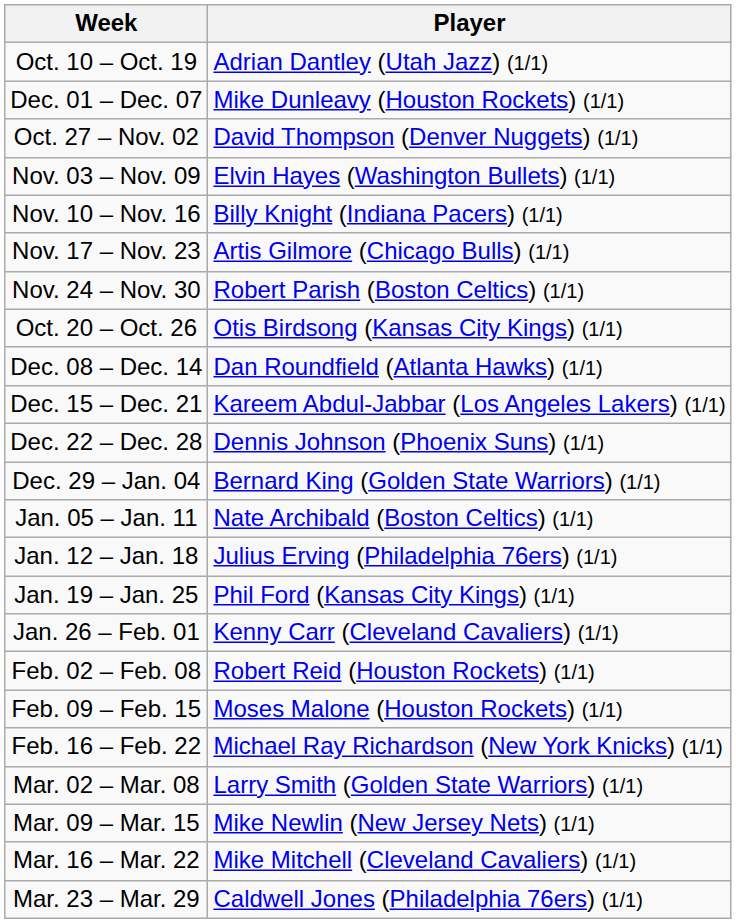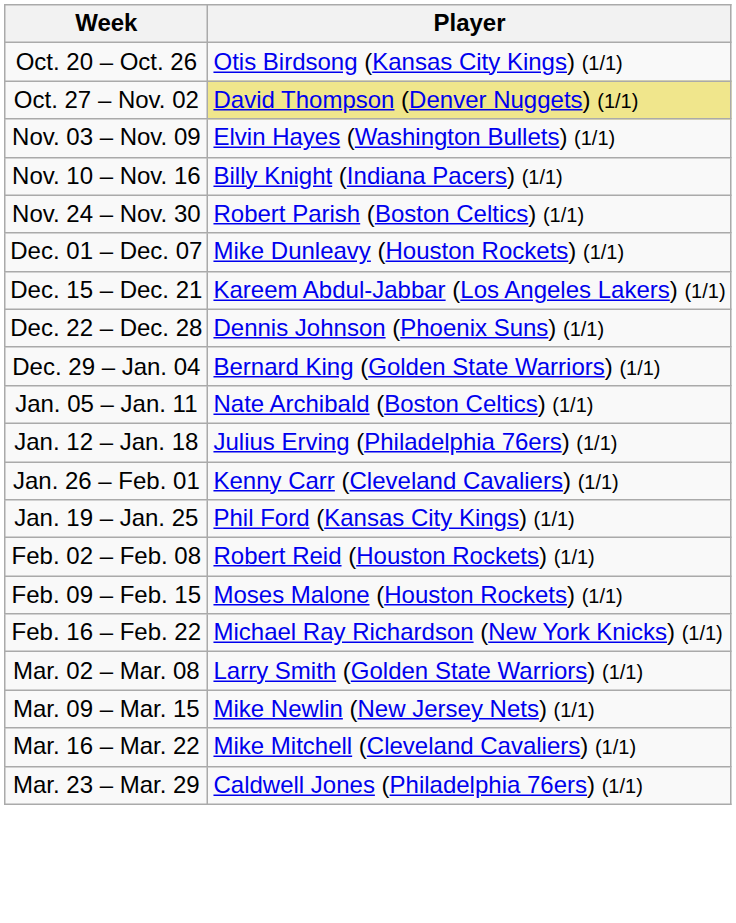- row: (106, 61)
rows swapped: (106, 328) <-> (106, 99)
(426, 137) no background -> (426, 99) khaki background
- row: (106, 251)
- row: (106, 366)
rows swapped: (106, 594) <-> (106, 632)
